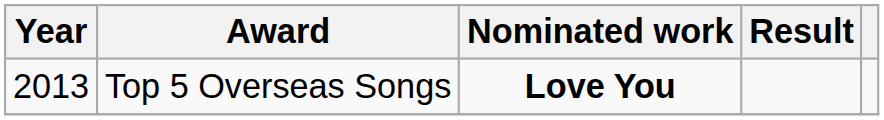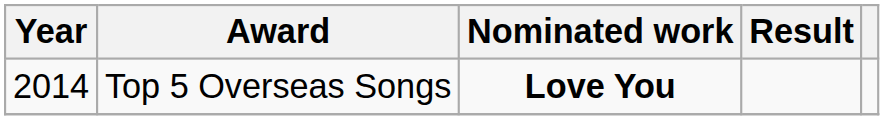(51, 85) 2013 -> (51, 85) 2014
